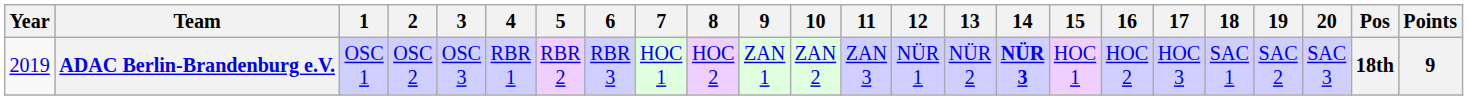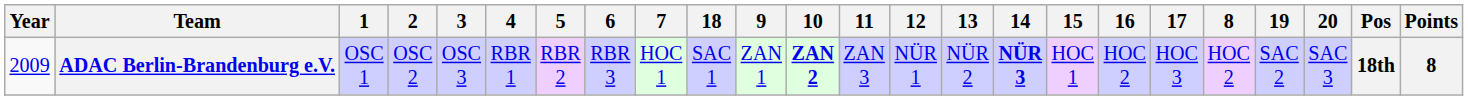columns swapped: (713, 20) <-> (1229, 20)
(30, 65) 2019 -> (30, 65) 2009
(816, 65) normal -> (813, 65) bold
(1430, 65) 9 -> (1431, 65) 8
